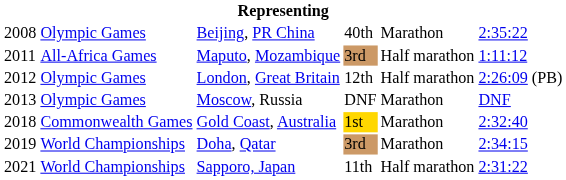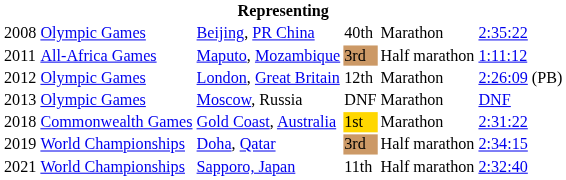(428, 77) Half marathon -> (412, 77) Marathon
(503, 122) 2:32:40 -> (503, 122) 2:31:22
(412, 144) Marathon -> (428, 144) Half marathon
(503, 166) 2:31:22 -> (503, 166) 2:32:40
